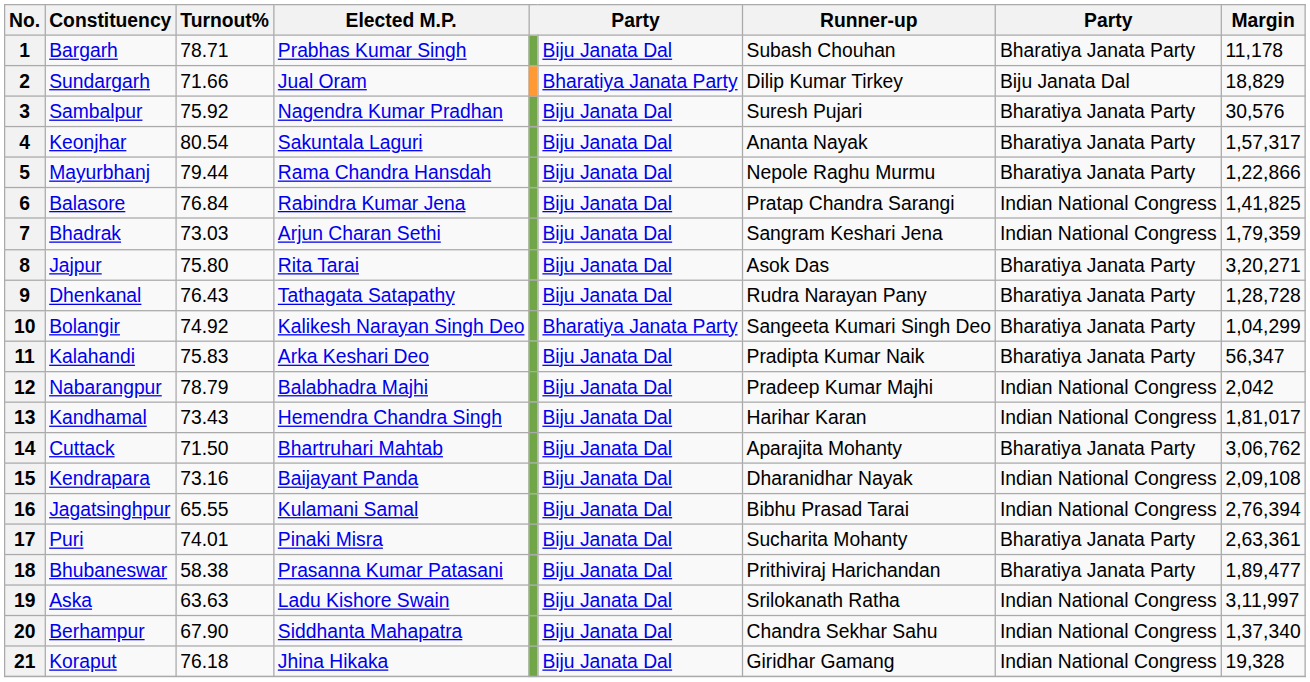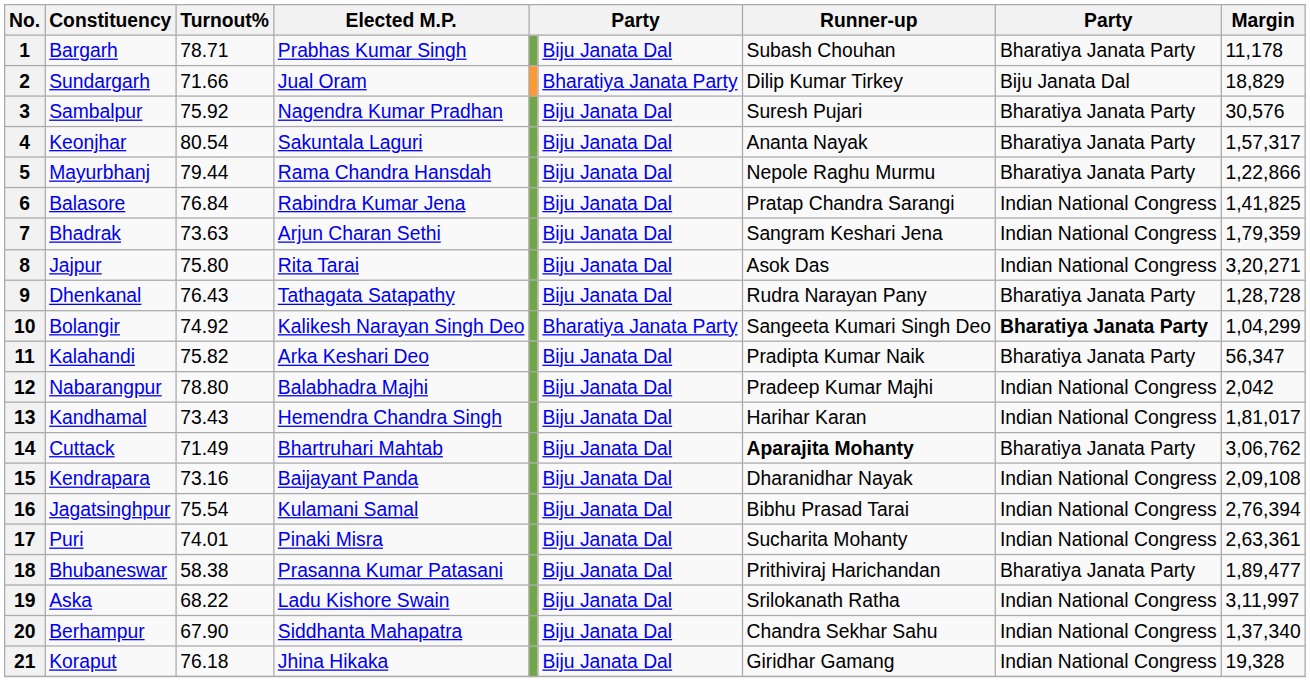(204, 234) 73.03 -> (204, 234) 73.63
(1098, 265) Bharatiya Janata Party -> (1108, 265) Indian National Congress
(1098, 326) normal -> (1104, 326) bold
(204, 356) 75.83 -> (204, 356) 75.82
(204, 387) 78.79 -> (204, 387) 78.80
(204, 448) 71.50 -> (204, 448) 71.49
(824, 448) normal -> (830, 448) bold
(204, 509) 65.55 -> (204, 509) 75.54
(1098, 540) Bharatiya Janata Party -> (1108, 540) Indian National Congress
(204, 601) 63.63 -> (204, 601) 68.22
